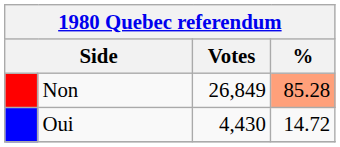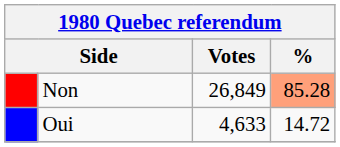(242, 124) 4,430 -> (242, 124) 4,633
